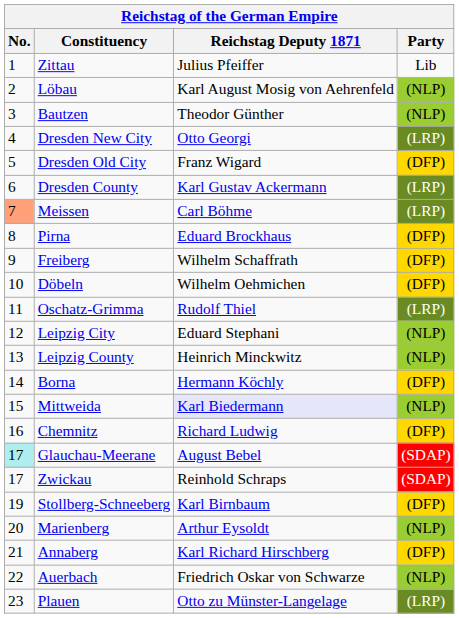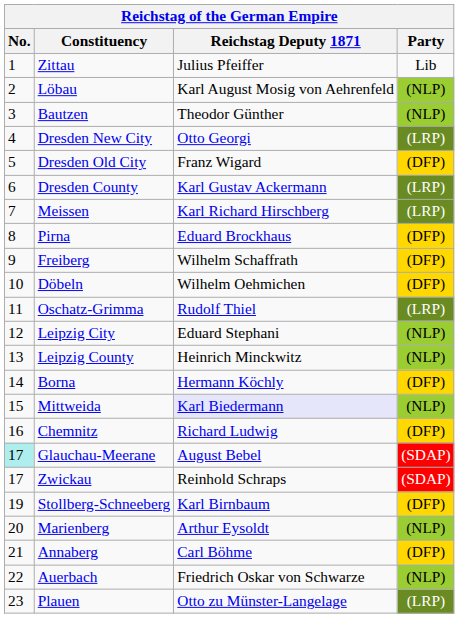(12, 211) lightsalmon background -> (12, 211) no background
(215, 211) Carl Böhme -> (253, 211) Karl Richard Hirschberg
(253, 552) Karl Richard Hirschberg -> (215, 552) Carl Böhme
